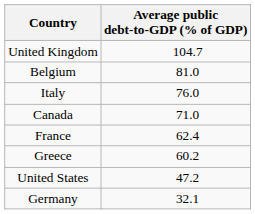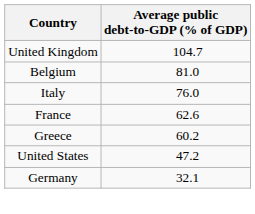- row: (53, 114)
(188, 135) 62.4 -> (188, 114) 62.6
